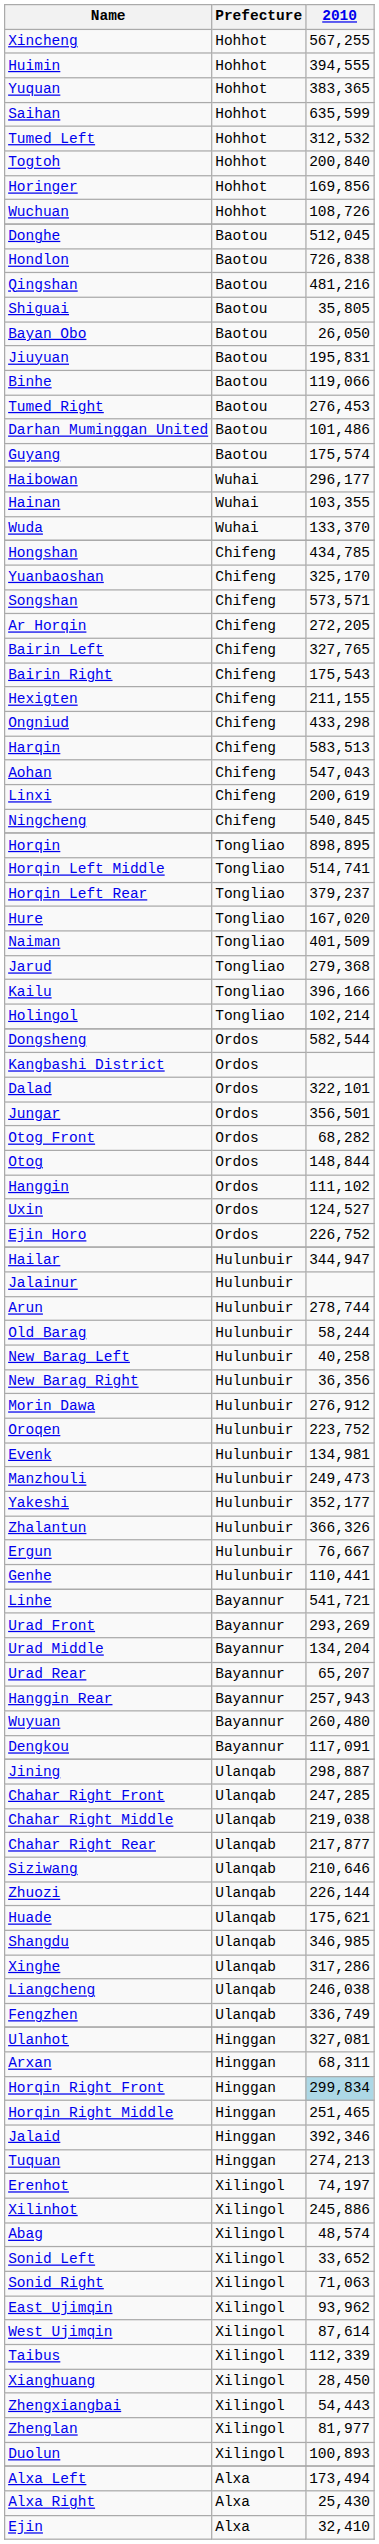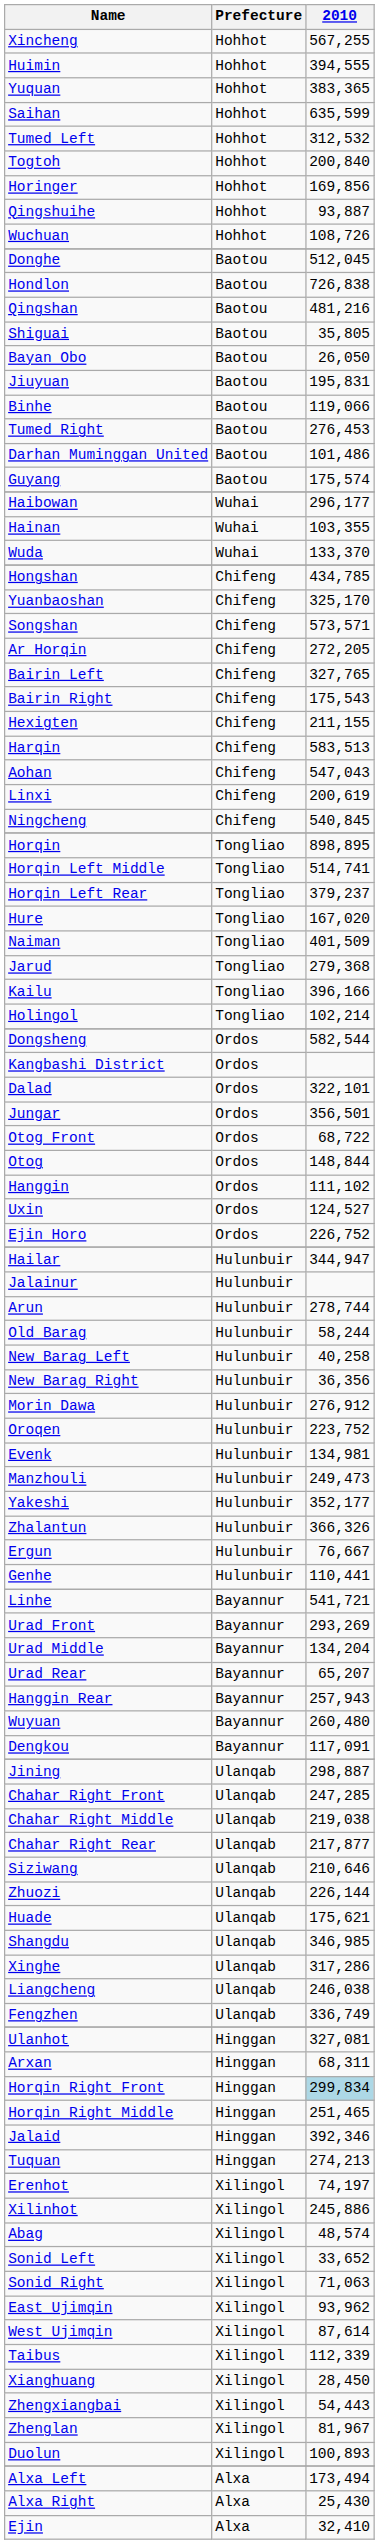+ row: (52, 211)
- row: (39, 723)
(344, 1138) 68,282 -> (344, 1138) 68,722
(344, 2429) 81,977 -> (344, 2429) 81,967
